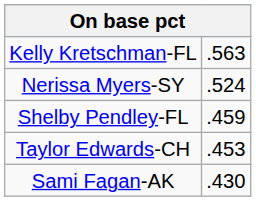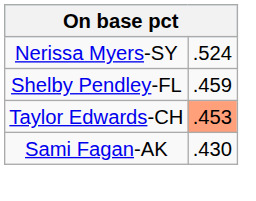- row: (103, 53)
(226, 149) no background -> (212, 117) lightsalmon background
